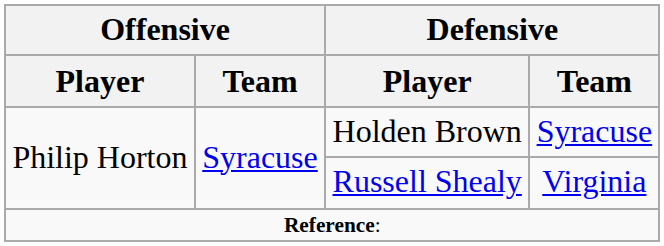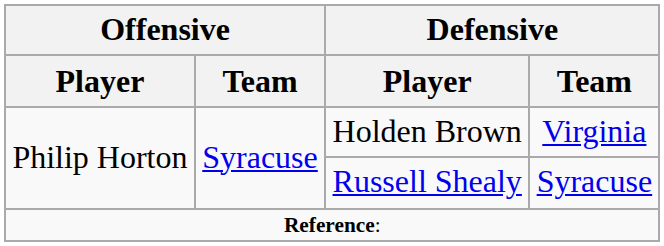(594, 131) Syracuse -> (594, 131) Virginia
(594, 182) Virginia -> (594, 182) Syracuse
